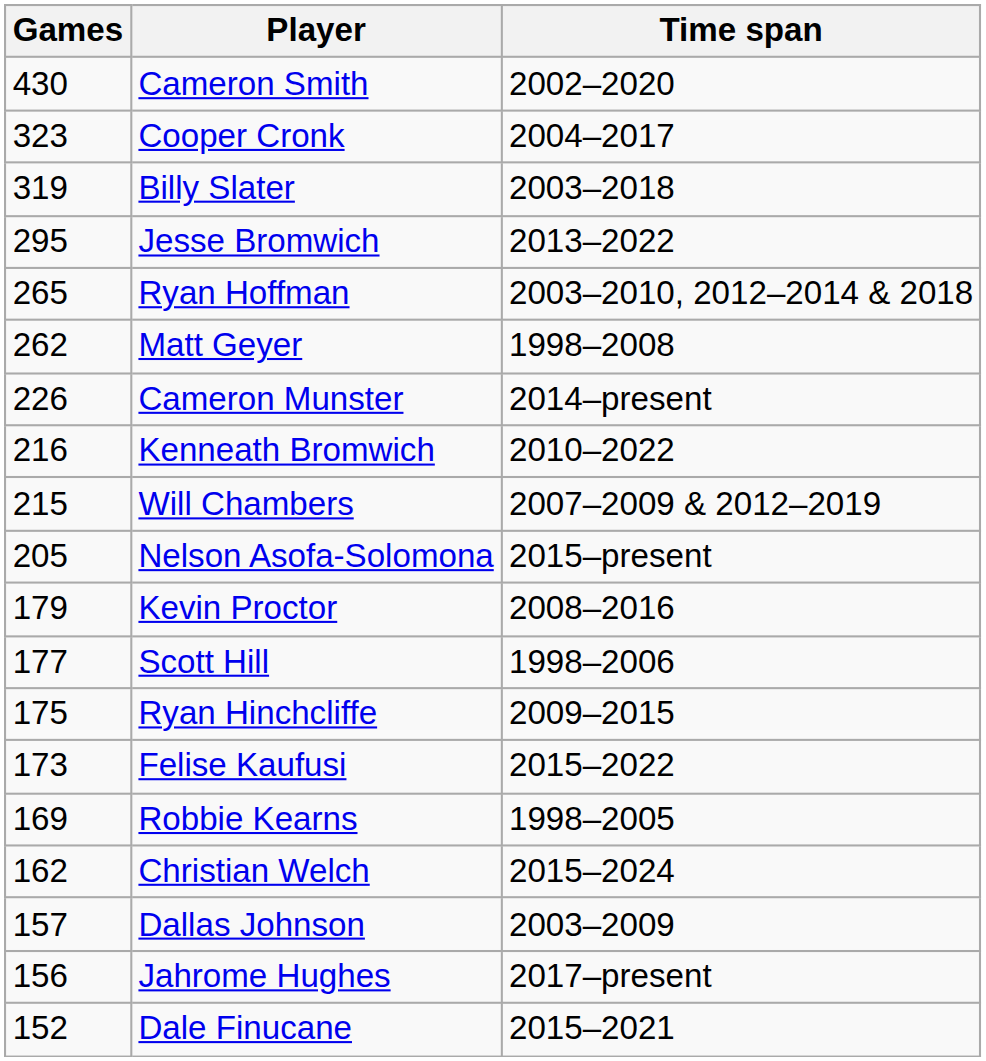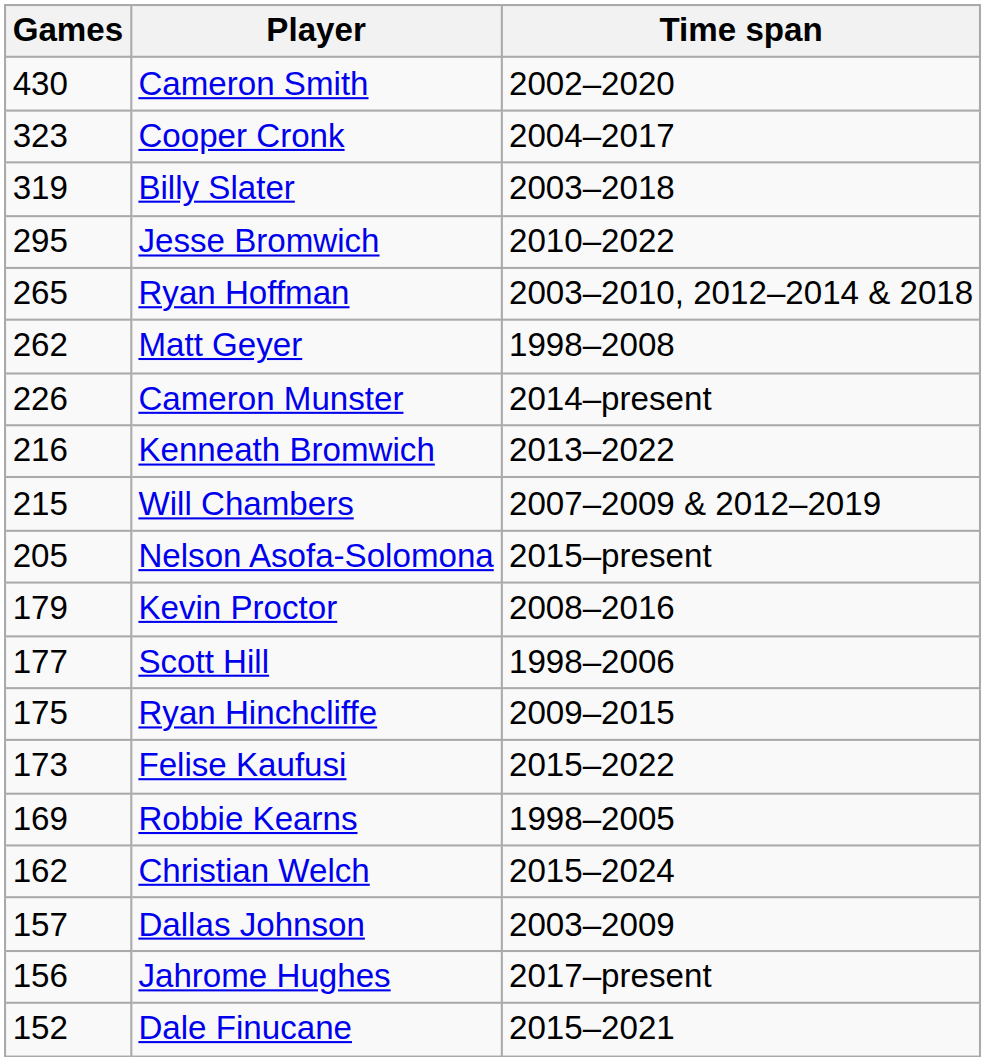(592, 240) 2013–2022 -> (592, 240) 2010–2022
(592, 450) 2010–2022 -> (592, 450) 2013–2022
